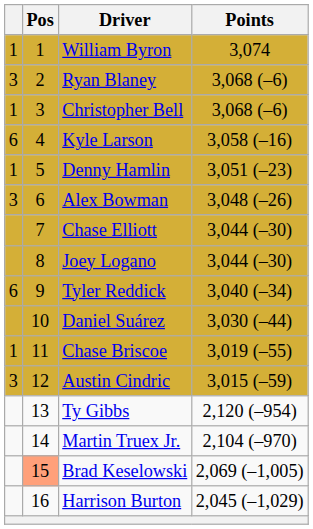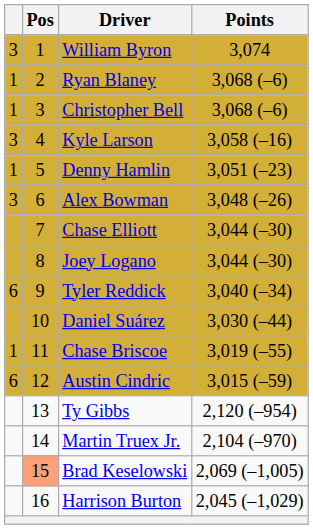(13, 49) 1 -> (13, 49) 3
(13, 79) 3 -> (13, 79) 1
(13, 140) 6 -> (13, 140) 3
(13, 380) 3 -> (13, 380) 6
